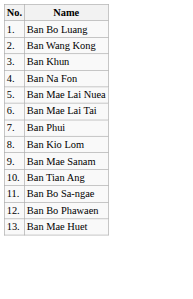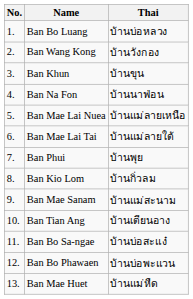+ column: (148, 12)
